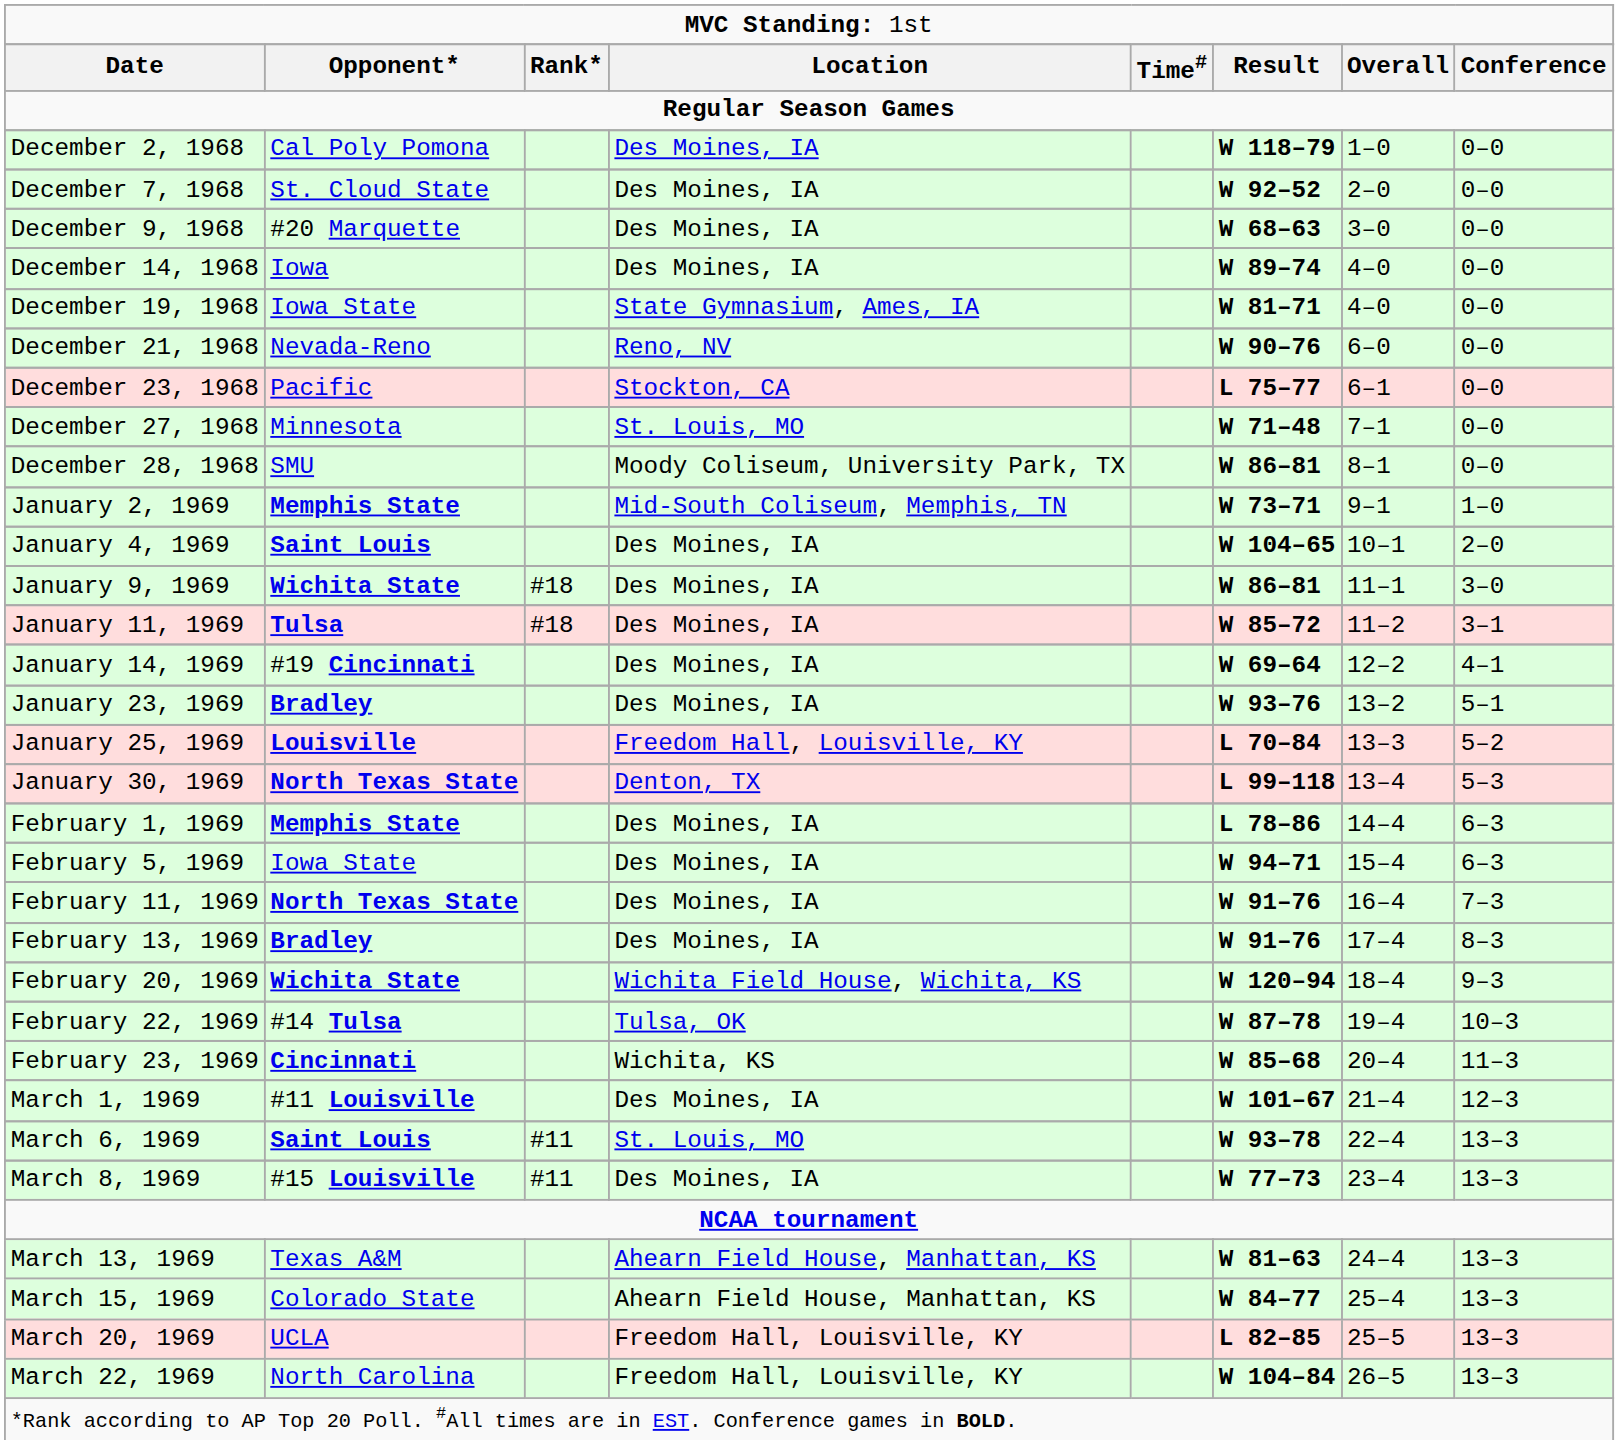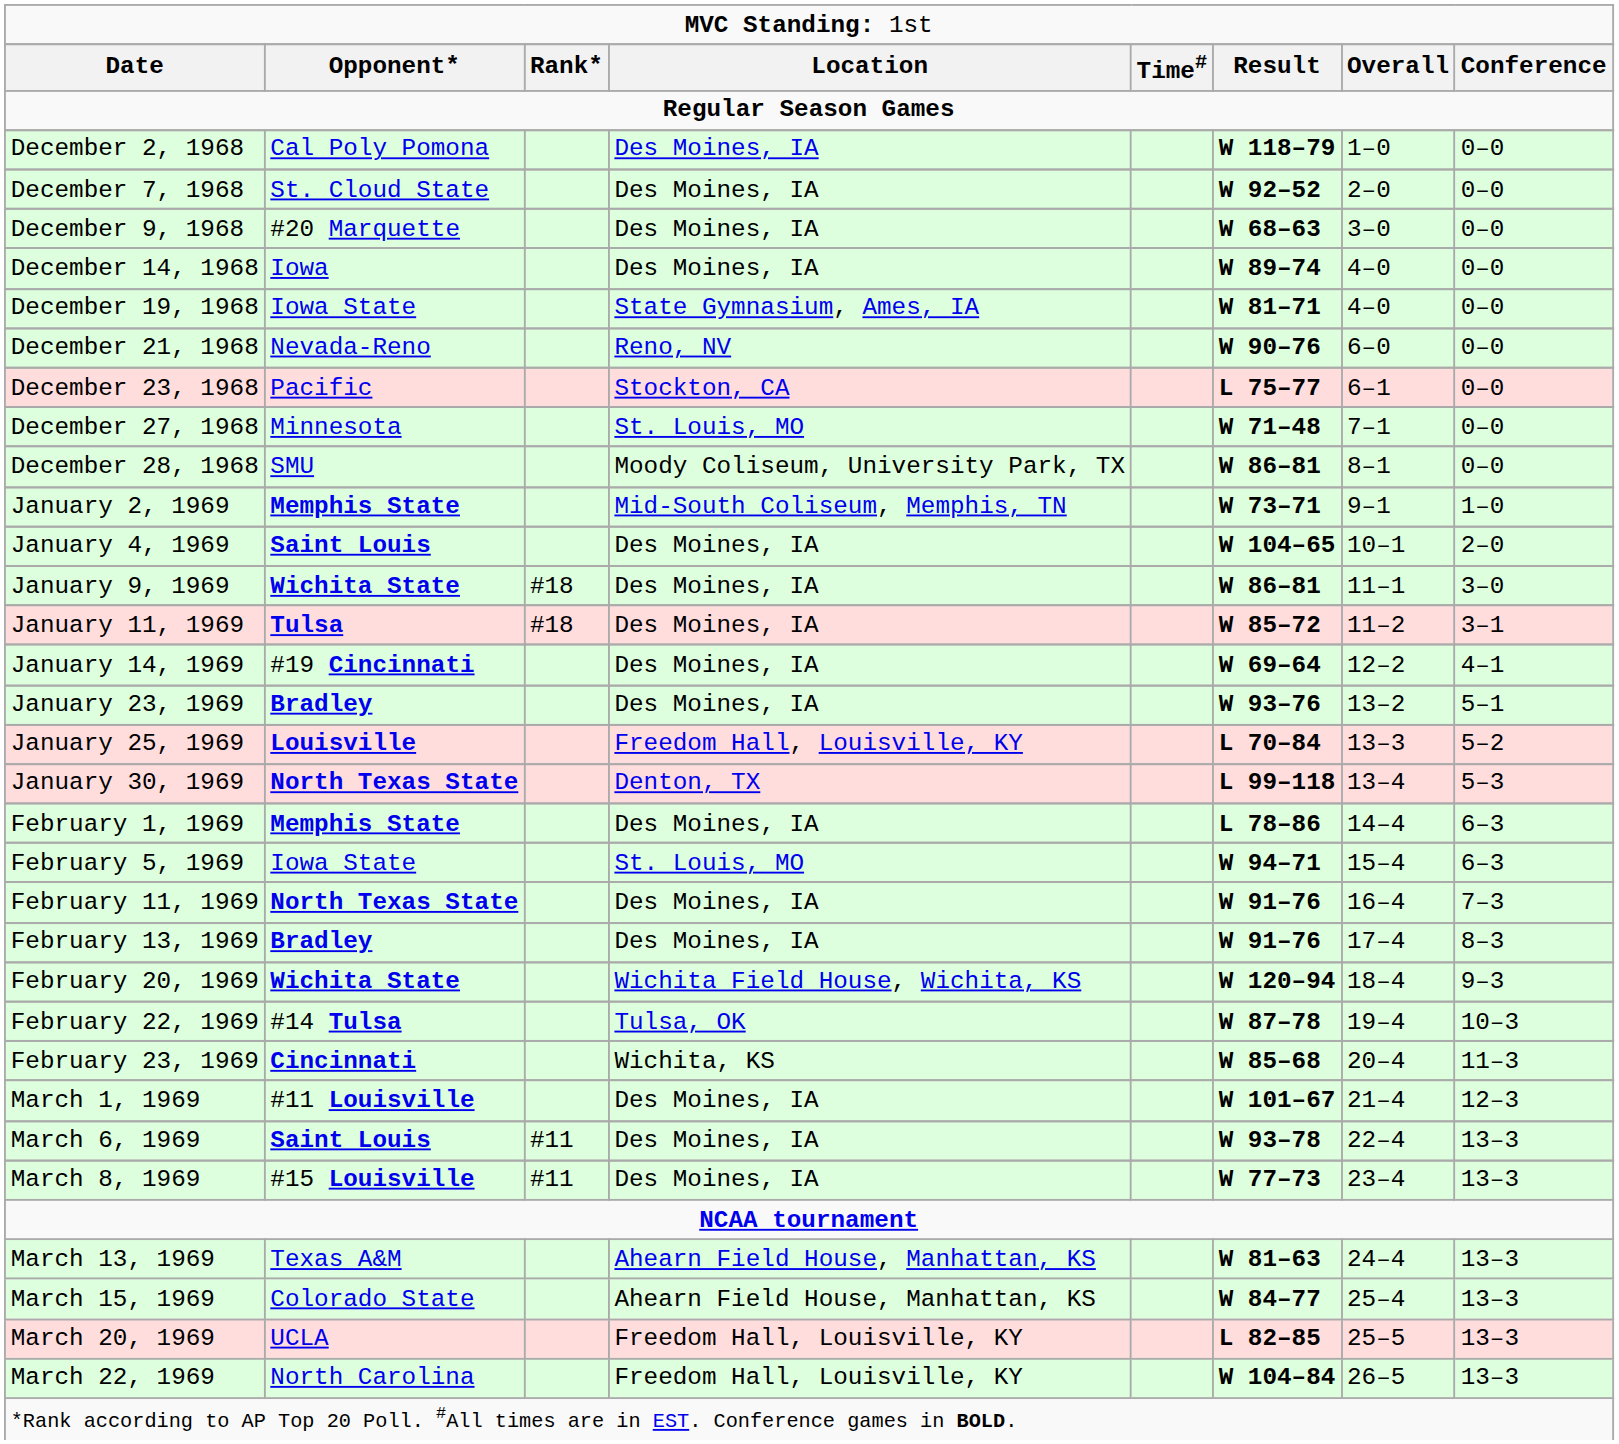(717, 863) Des Moines, IA -> (709, 863) St. Louis, MO
(709, 1140) St. Louis, MO -> (717, 1140) Des Moines, IA
